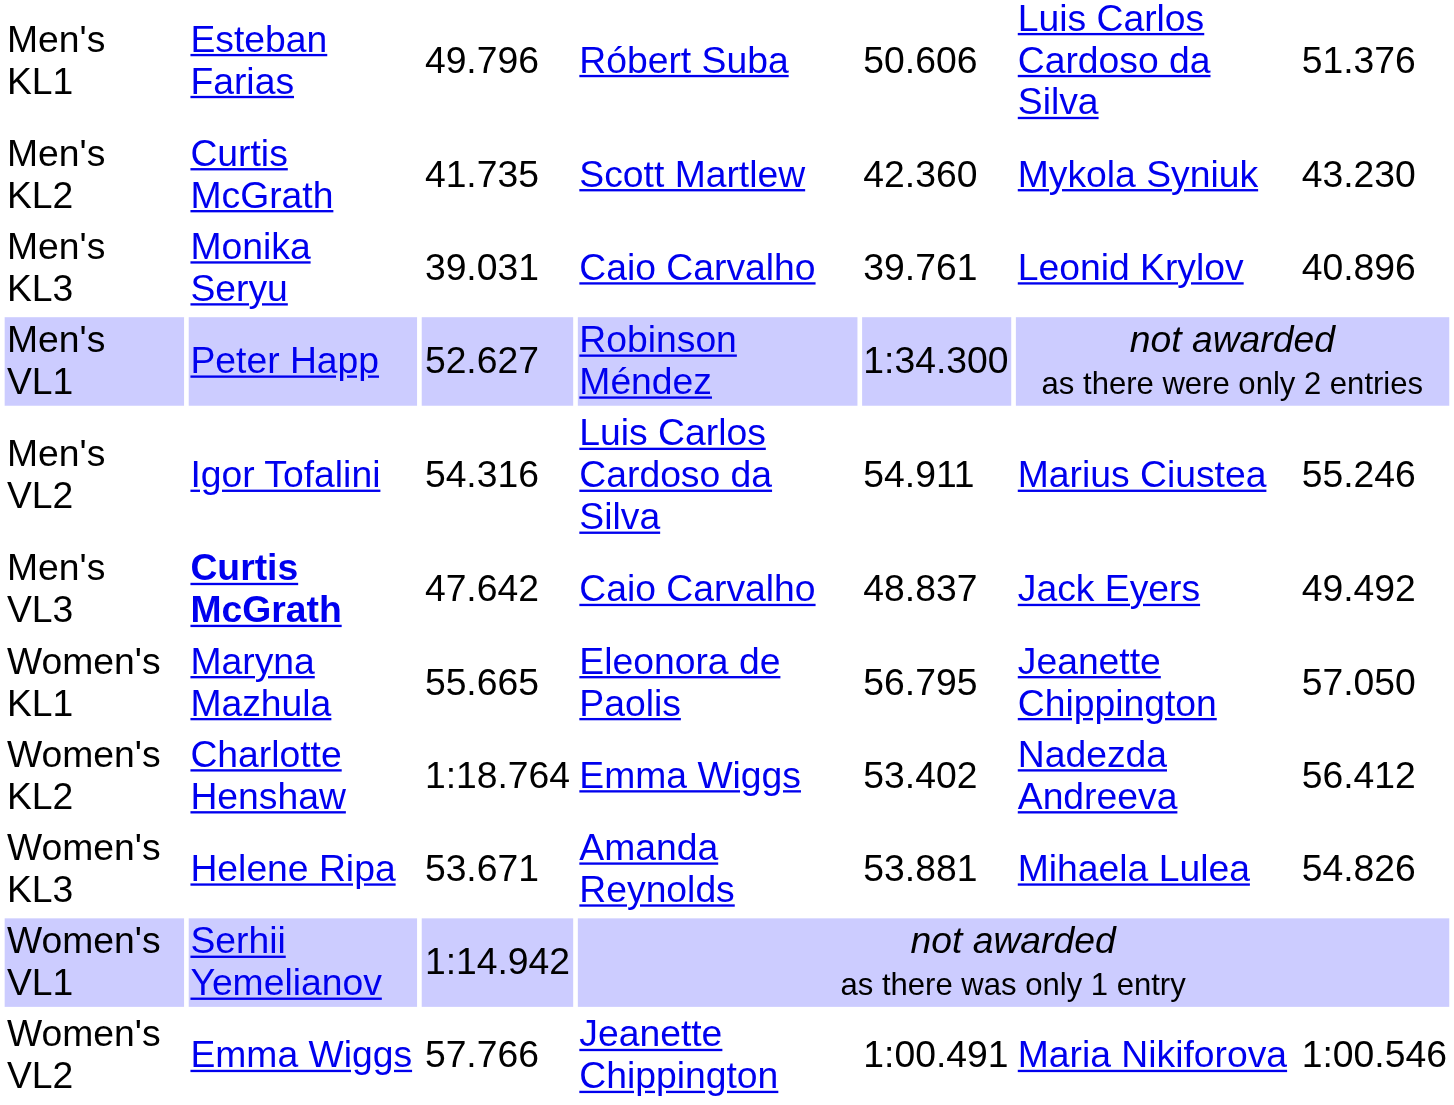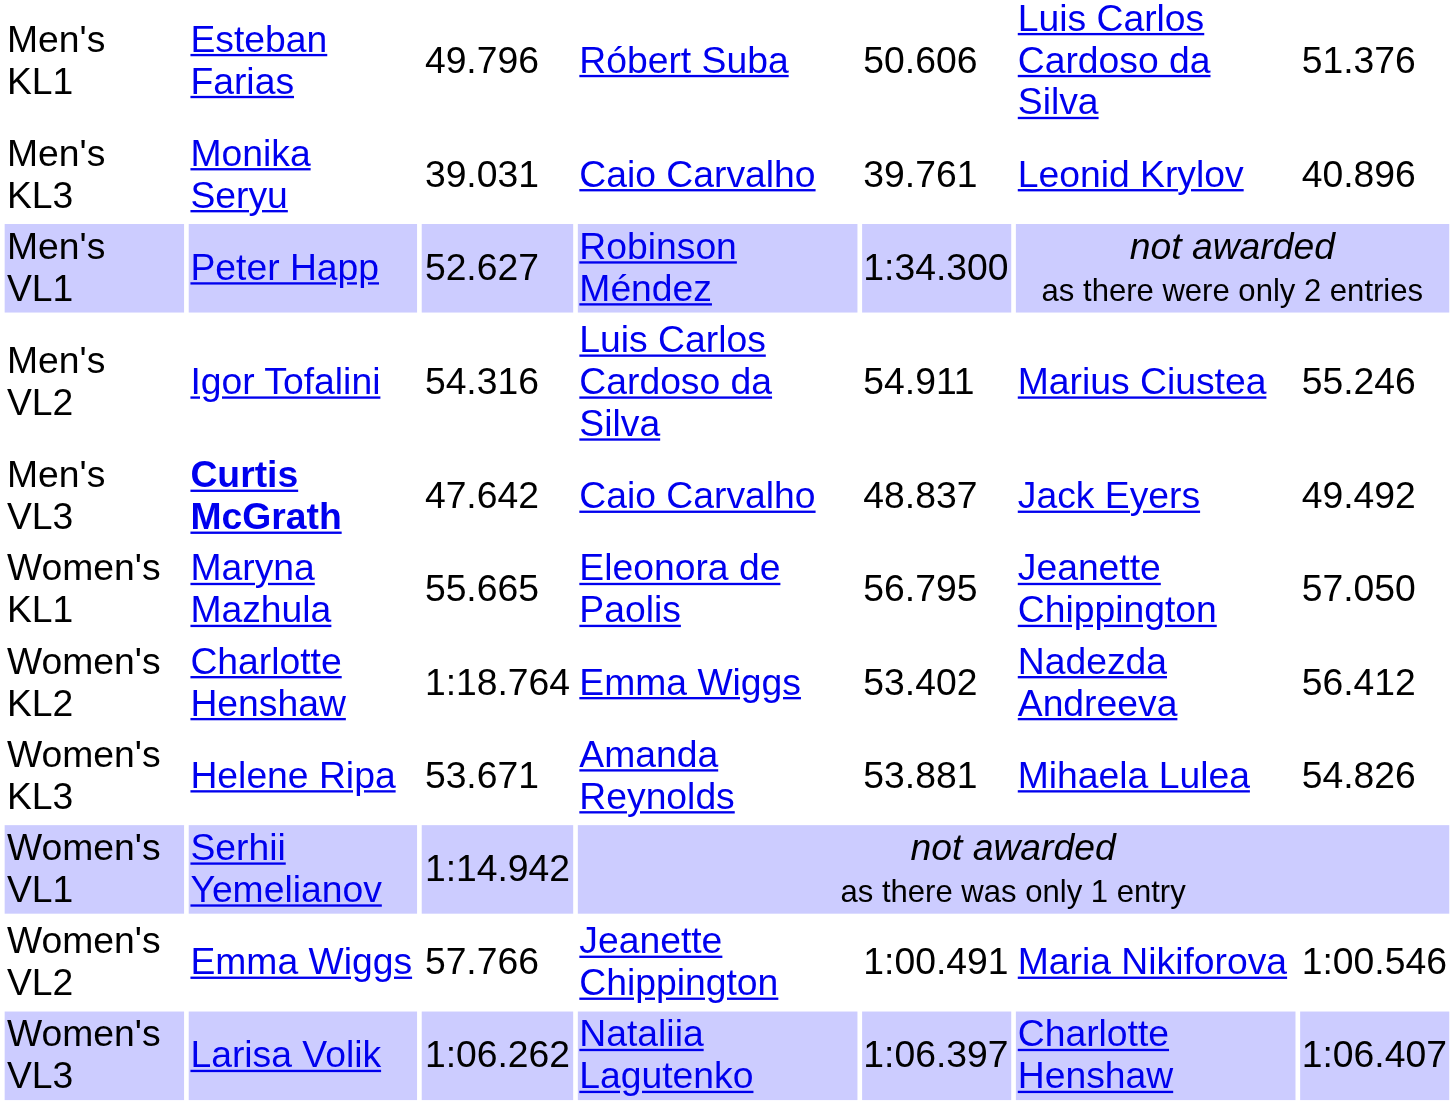- row: (56, 174)
+ row: (84, 1055)
